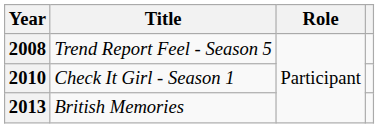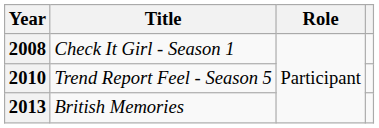(163, 48) Trend Report Feel - Season 5 -> (144, 48) Check It Girl - Season 1
(144, 78) Check It Girl - Season 1 -> (163, 78) Trend Report Feel - Season 5
